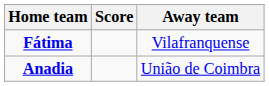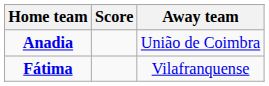rows swapped: (48, 68) <-> (48, 42)
